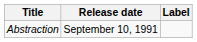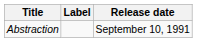columns swapped: (111, 12) <-> (176, 12)
